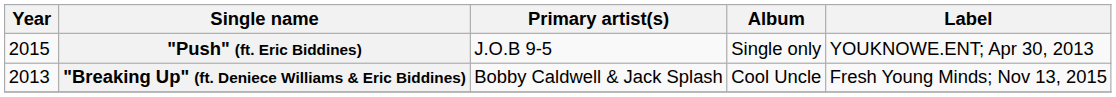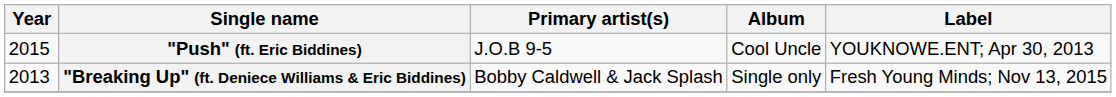(776, 48) Single only -> (776, 48) Cool Uncle
(776, 77) Cool Uncle -> (776, 77) Single only
